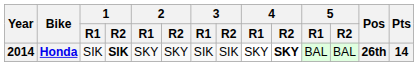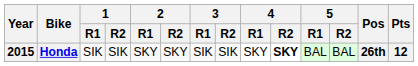(21, 53) 2014 -> (21, 53) 2015
(118, 53) bold -> (118, 53) normal
(401, 53) 14 -> (401, 53) 12
